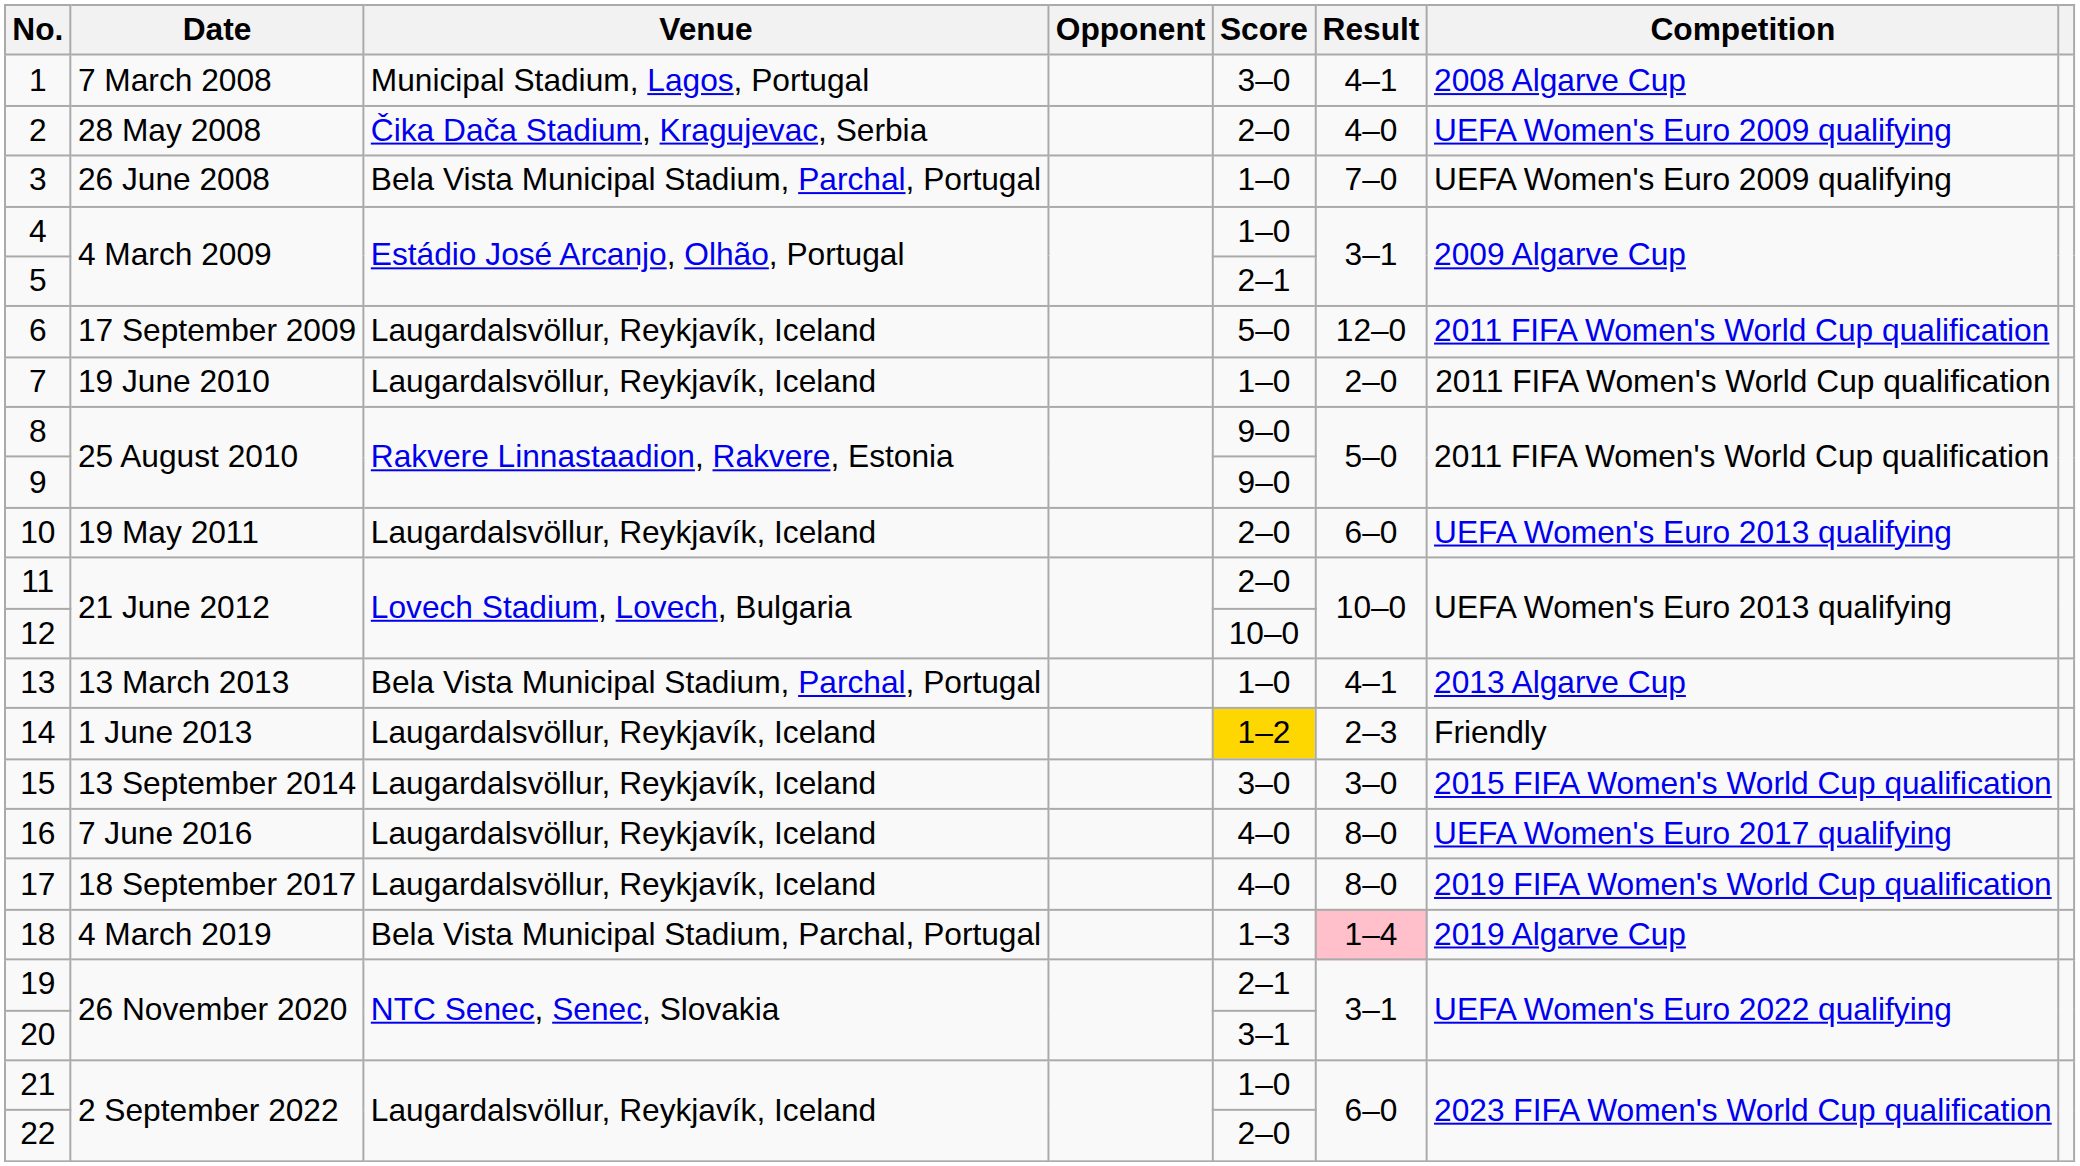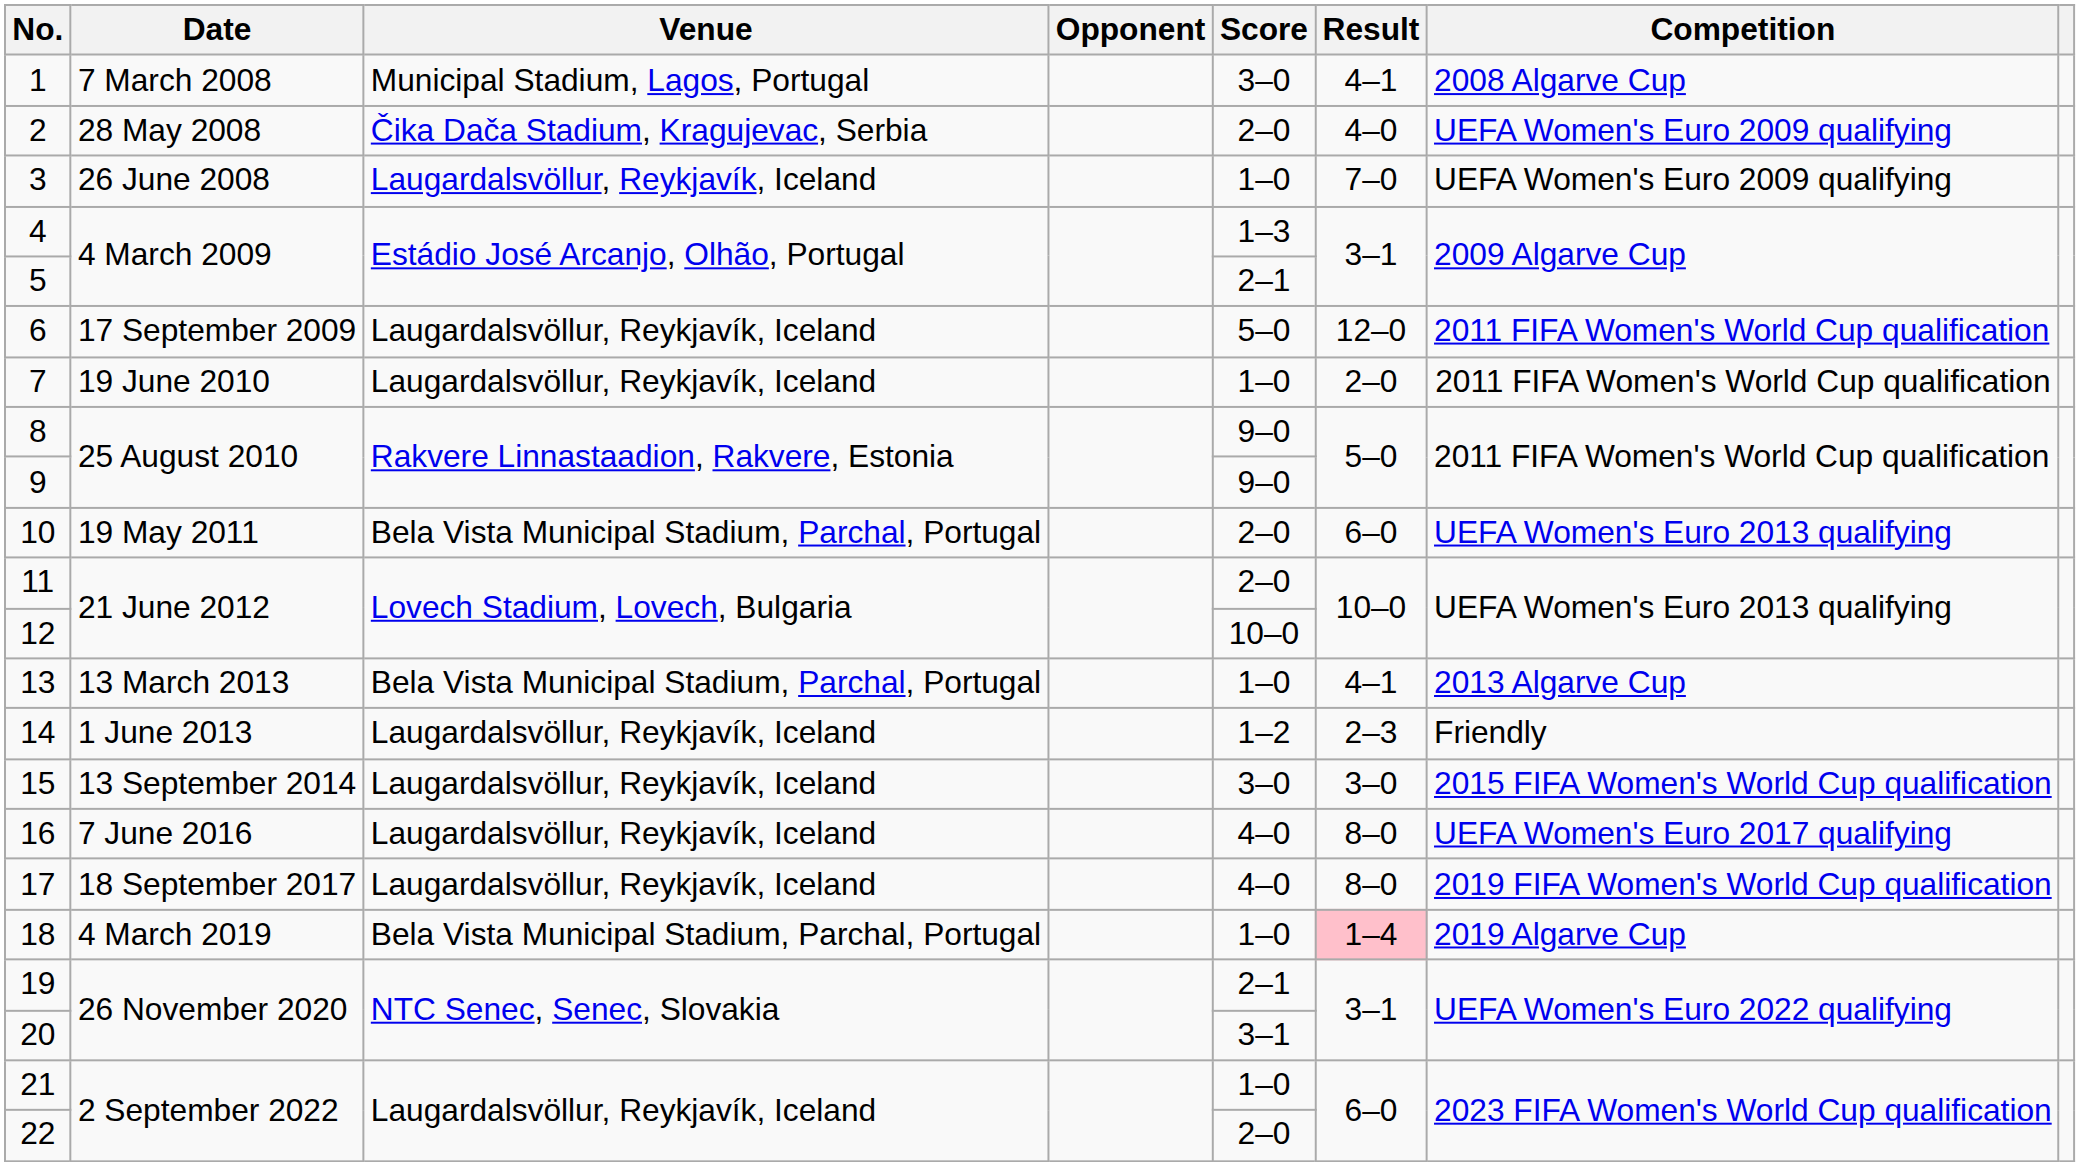(706, 180) Bela Vista Municipal Stadium, Parchal, Portugal -> (624, 180) Laugardalsvöllur, Reykjavík, Iceland
(1264, 230) 1–0 -> (1264, 230) 1–3
(624, 532) Laugardalsvöllur, Reykjavík, Iceland -> (706, 532) Bela Vista Municipal Stadium, Parchal, Portugal
(1264, 733) gold background -> (1264, 733) no background
(1264, 933) 1–3 -> (1264, 933) 1–0
